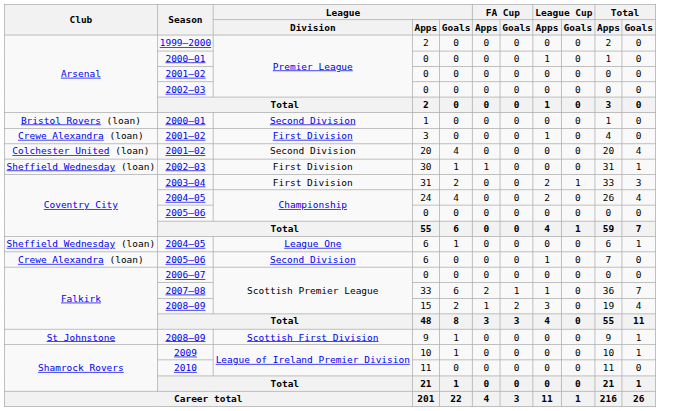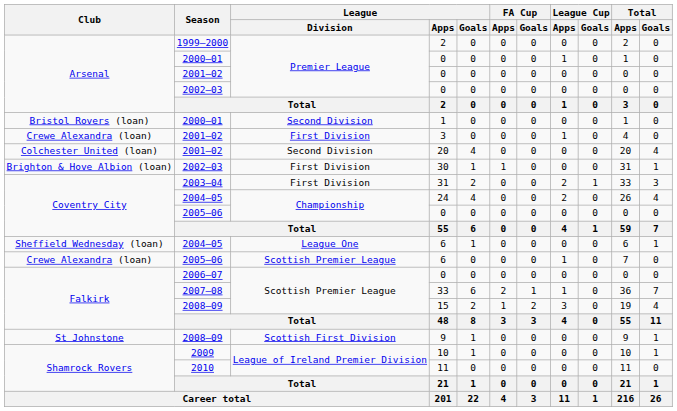(81, 167) Sheffield Wednesday (loan) -> (89, 167) Brighton & Hove Albion (loan)
(313, 260) Second Division -> (330, 260) Scottish Premier League
